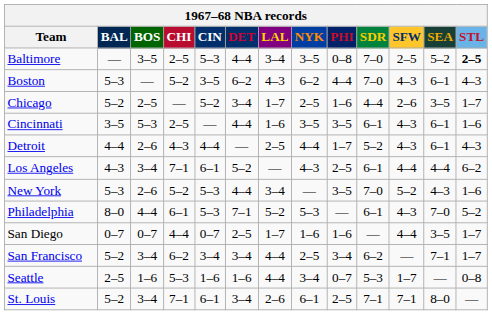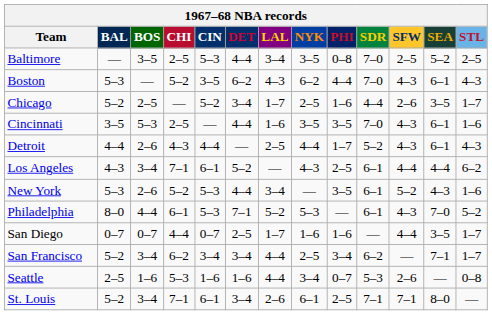(472, 59) bold -> (472, 59) normal
(373, 124) 6–1 -> (373, 124) 7–0
(373, 190) 7–0 -> (373, 190) 6–1
(407, 277) 1–7 -> (407, 277) 2–6
